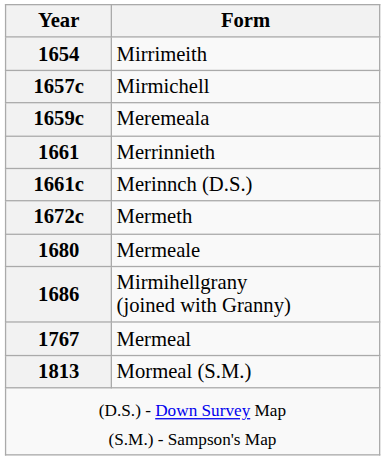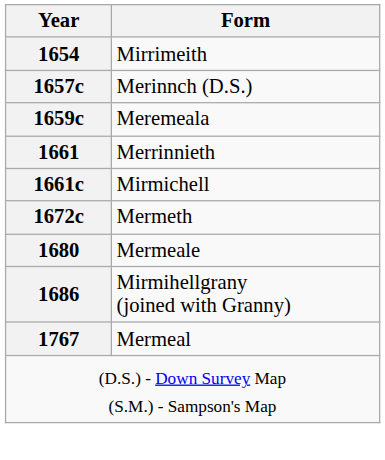(163, 86) Mirmichell -> (185, 86) Merinnch (D.S.)
(185, 184) Merinnch (D.S.) -> (163, 184) Mirmichell
- row: (59, 371)
